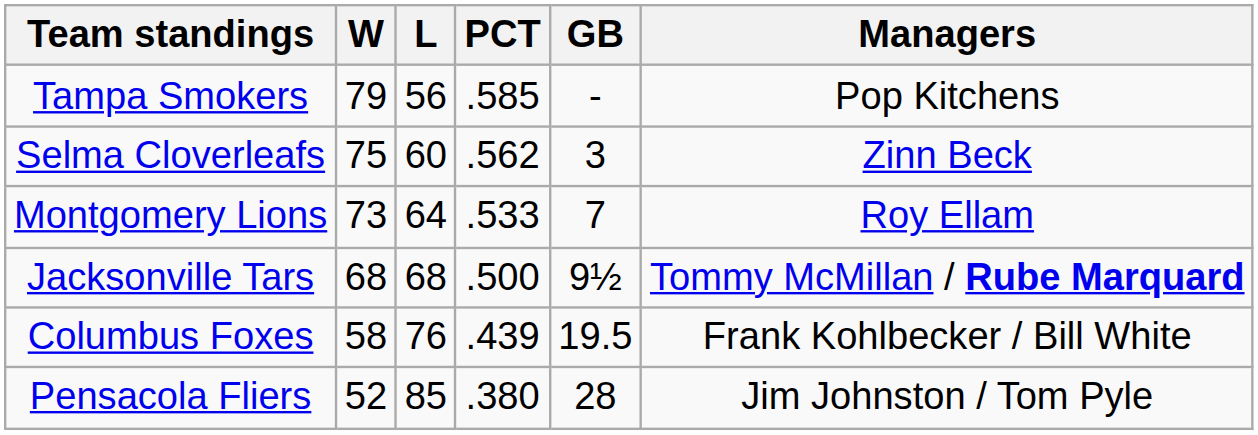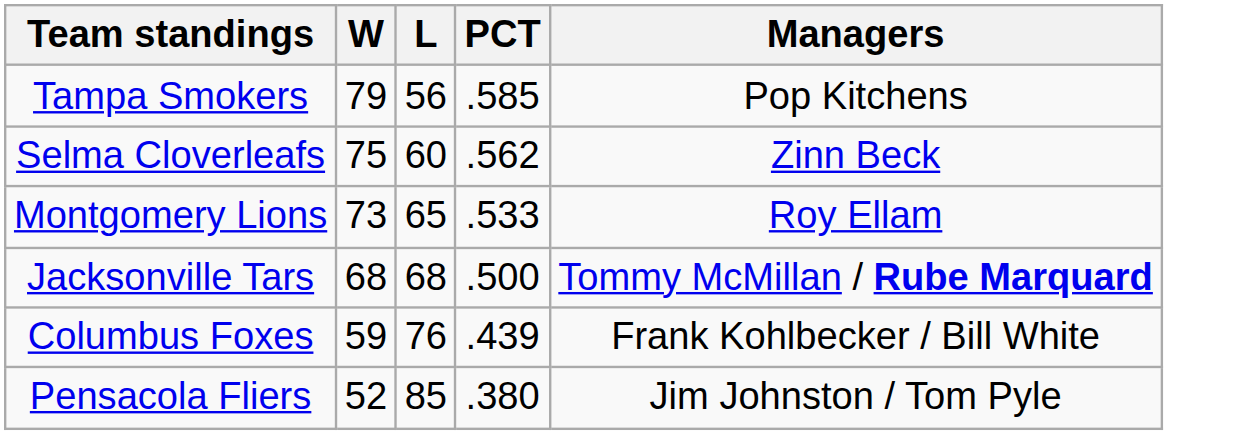- column: (595, 34)
(426, 215) 64 -> (426, 215) 65
(366, 336) 58 -> (366, 336) 59
